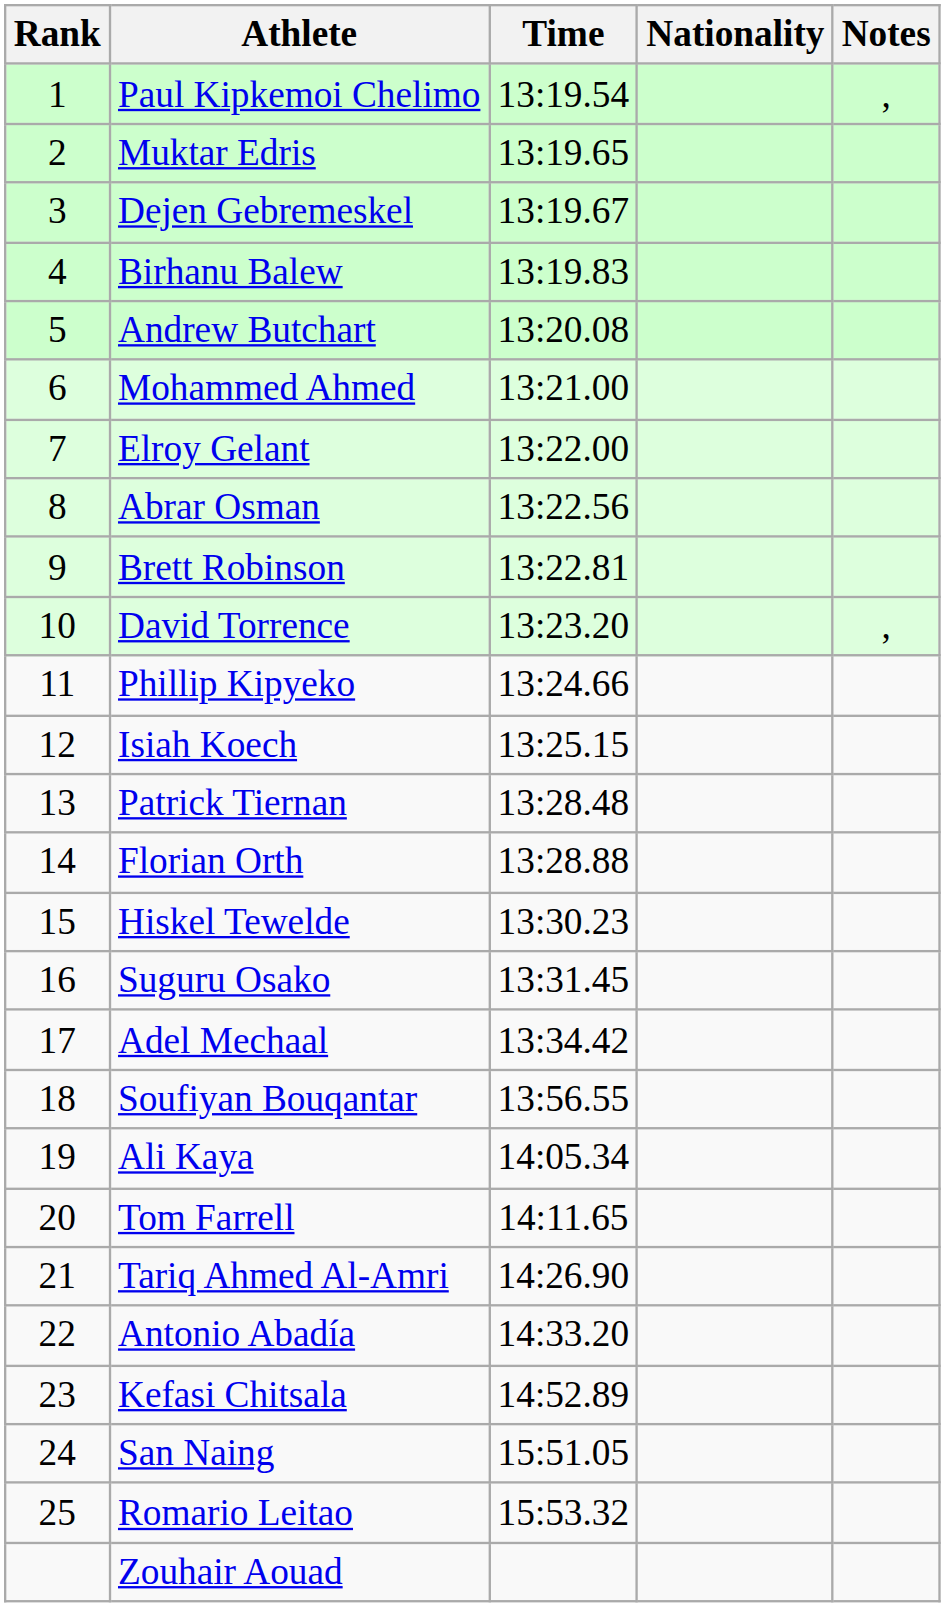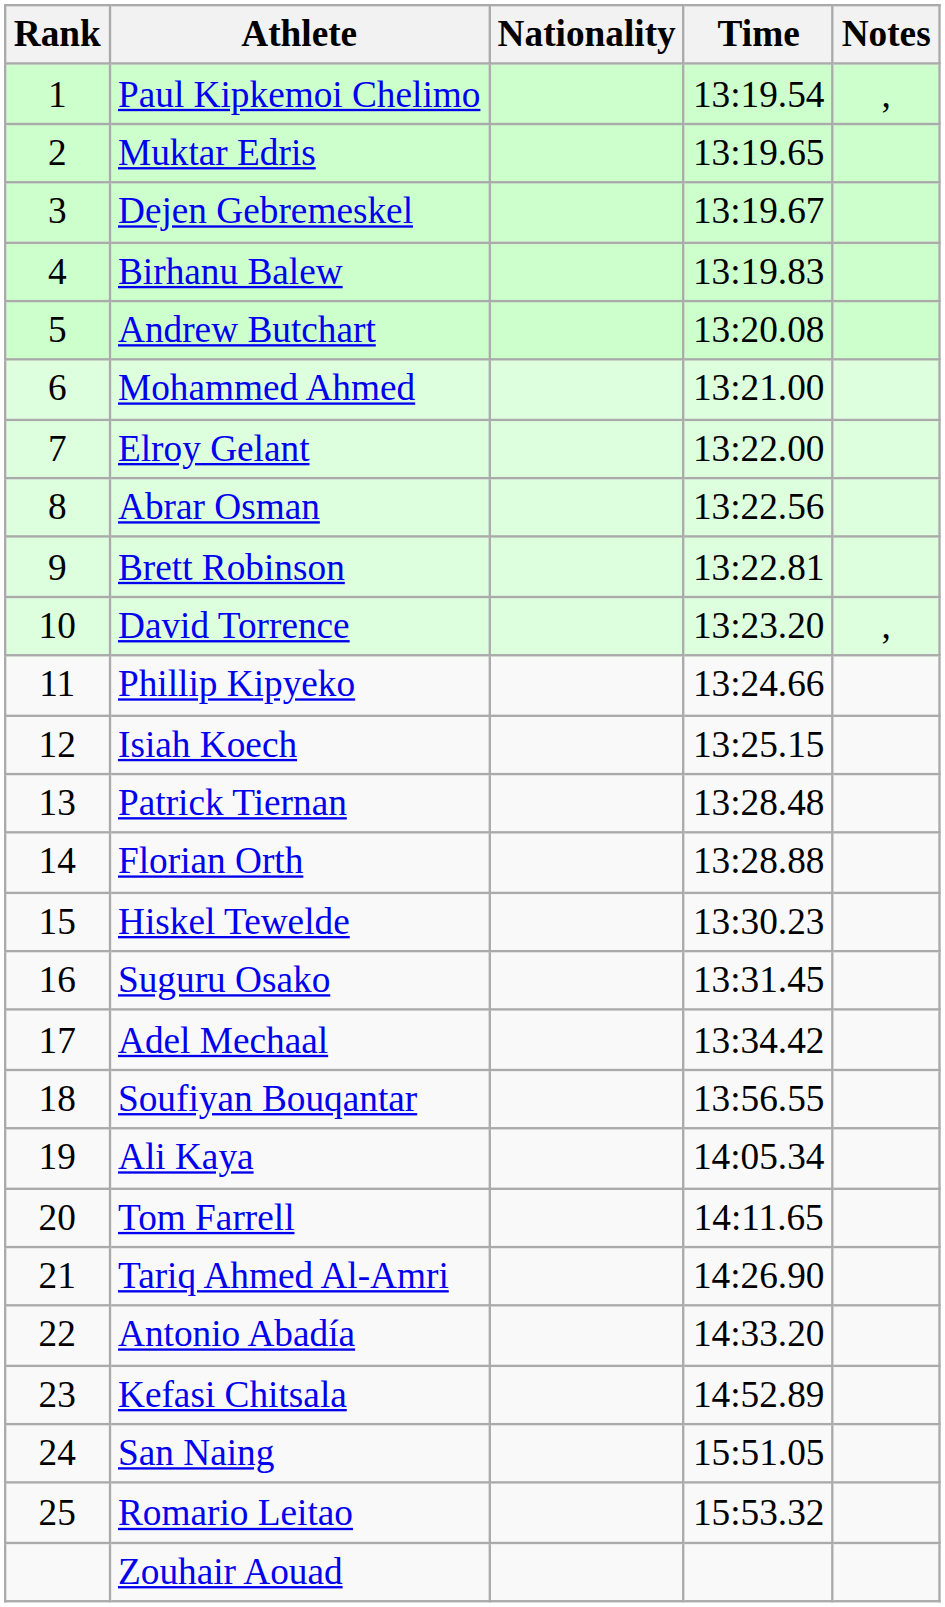columns swapped: (735, 34) <-> (563, 34)
